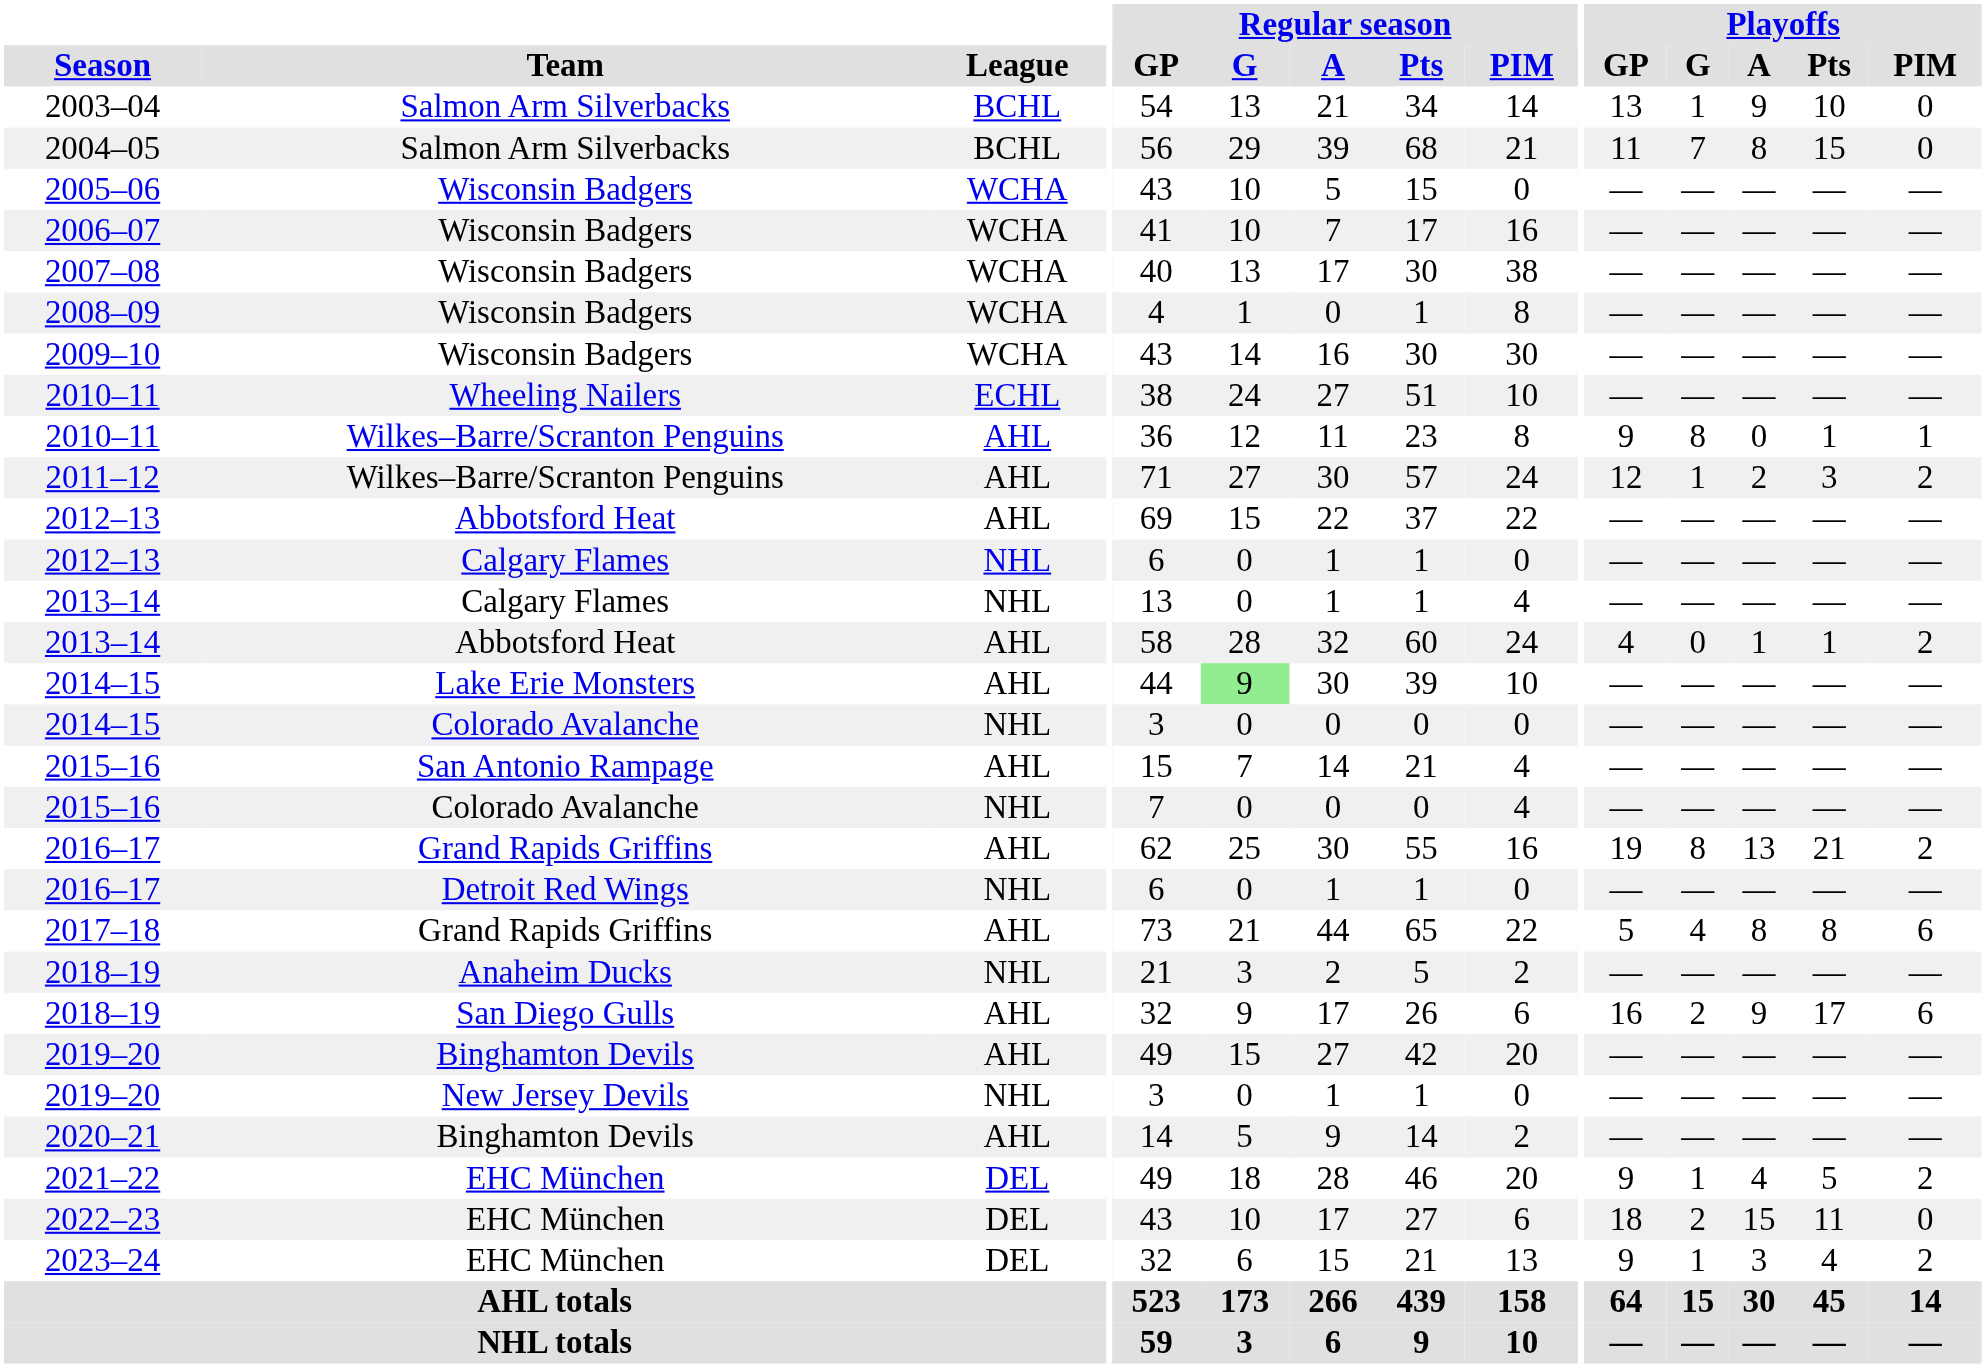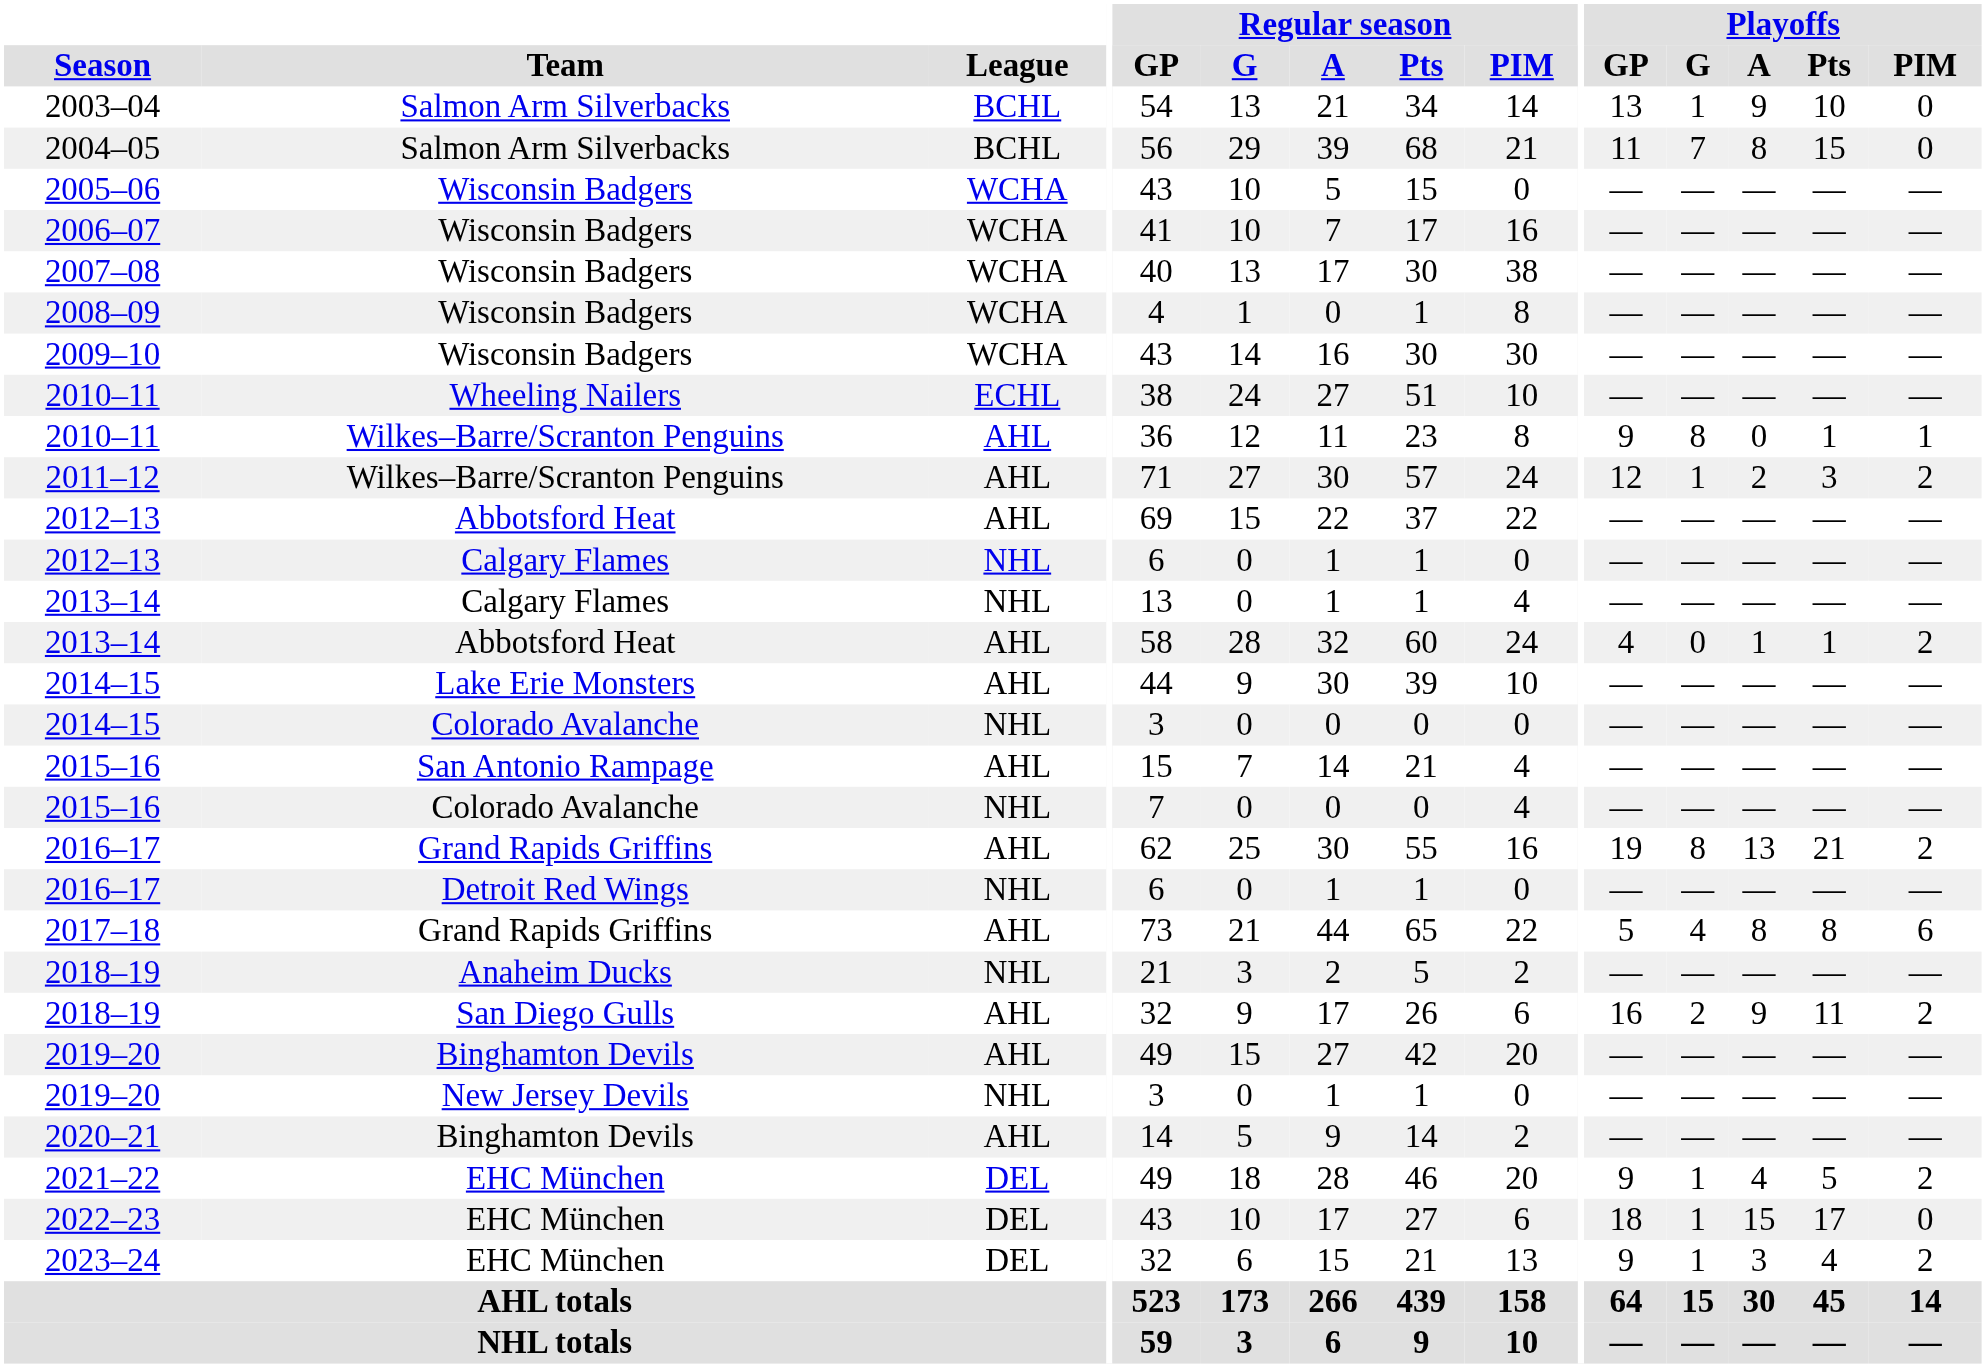(1245, 683) lightgreen background -> (1245, 683) no background
(1829, 1012) 17 -> (1829, 1012) 11
(1925, 1012) 6 -> (1925, 1012) 2
(1698, 1218) 2 -> (1698, 1218) 1
(1829, 1218) 11 -> (1829, 1218) 17
